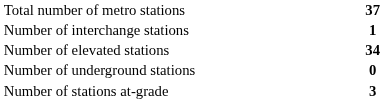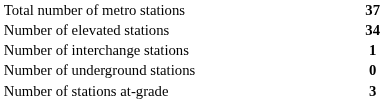rows swapped: (96, 30) <-> (87, 50)
